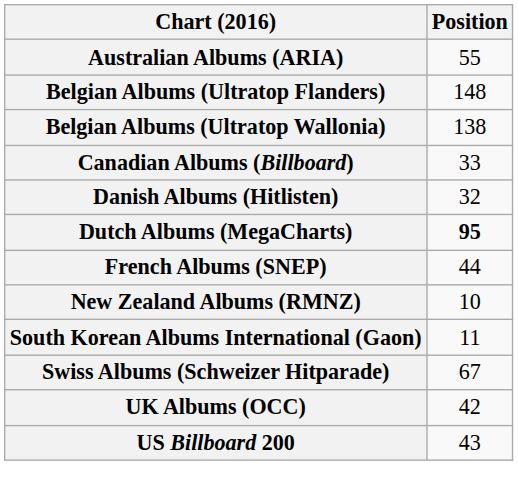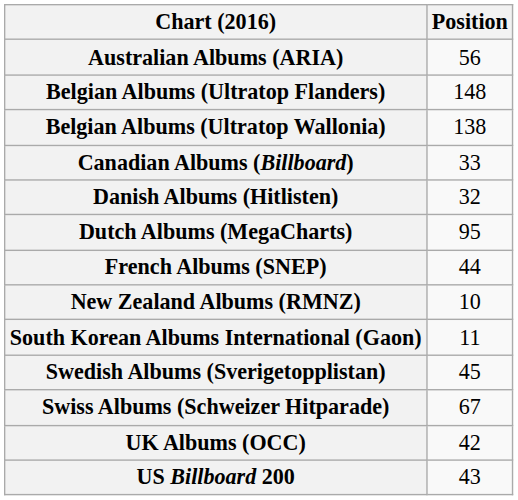(470, 57) 55 -> (470, 57) 56
(470, 232) bold -> (470, 232) normal
+ row: (216, 372)
